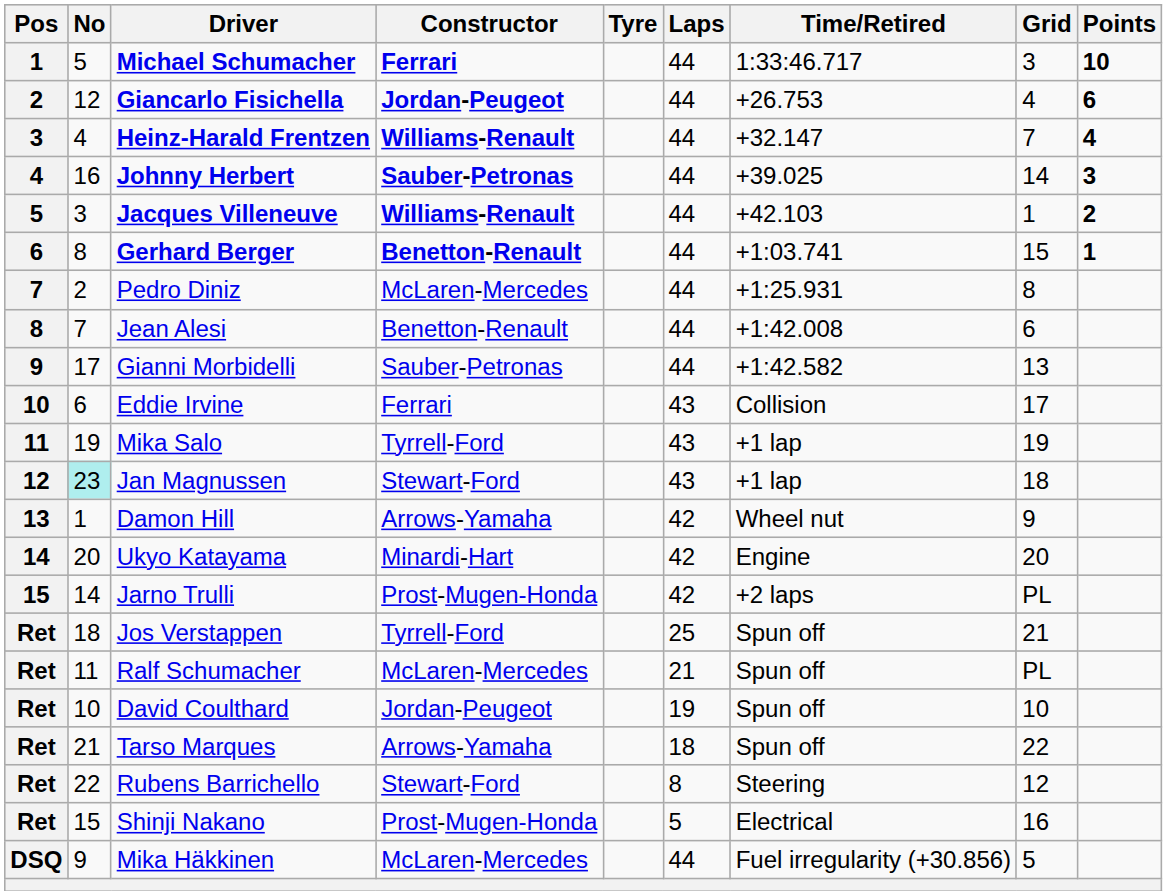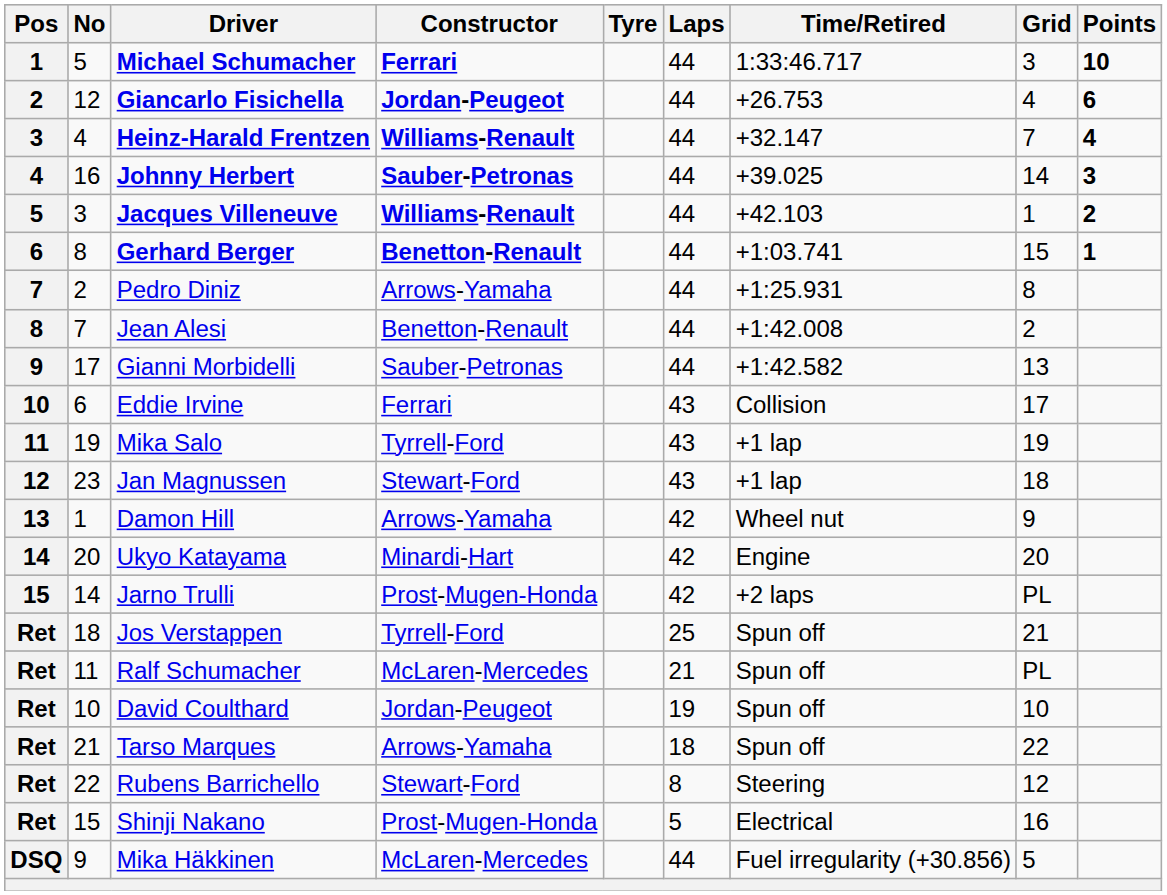(485, 290) McLaren-Mercedes -> (466, 290) Arrows-Yamaha
(1029, 328) 6 -> (1029, 328) 2
(87, 480) paleturquoise background -> (87, 480) no background
